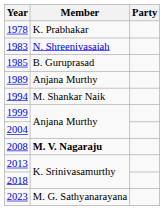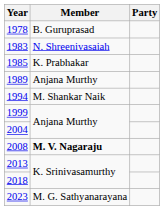(61, 29) K. Prabhakar -> (64, 29) B. Guruprasad
(64, 63) B. Guruprasad -> (61, 63) K. Prabhakar
